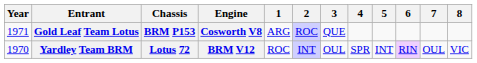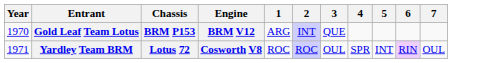- column: (459, 13)
(18, 31) 1971 -> (18, 31) 1970
(231, 31) Cosworth V8 -> (231, 31) BRM V12
(307, 31) ROC -> (306, 31) INT
(18, 50) 1970 -> (18, 50) 1971
(231, 50) BRM V12 -> (231, 50) Cosworth V8
(306, 50) INT -> (307, 50) ROC
